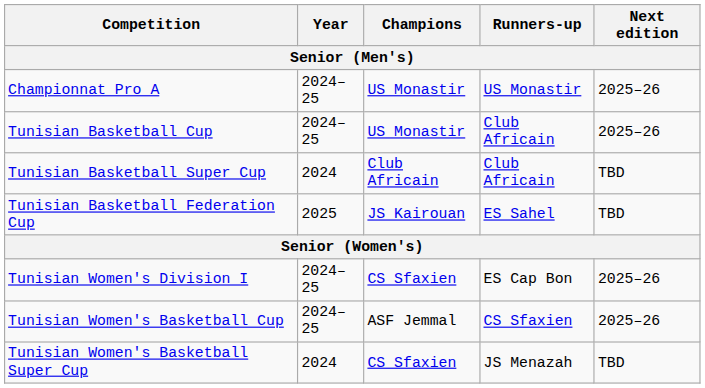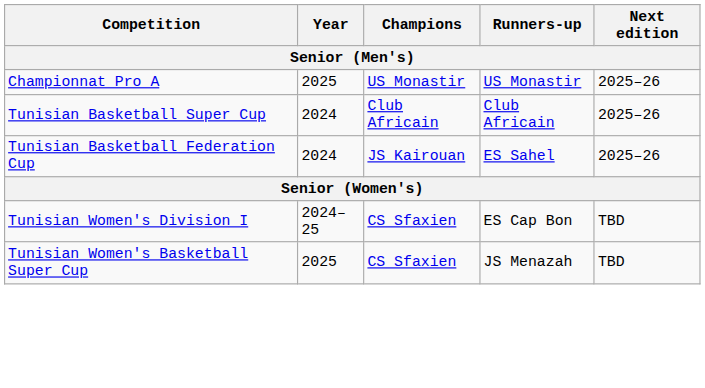(324, 91) 2024–25 -> (319, 82) 2025
- row: (110, 132)
(611, 173) TBD -> (629, 115) 2025–26
(319, 214) 2025 -> (319, 156) 2024
(611, 214) TBD -> (629, 156) 2025–26
(629, 280) 2025–26 -> (611, 221) TBD
- row: (146, 321)
(319, 362) 2024 -> (319, 263) 2025
